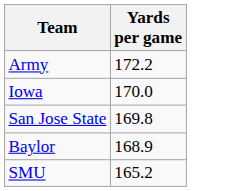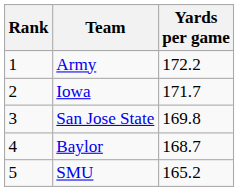+ column: (28, 27)
(134, 91) 170.0 -> (181, 91) 171.7
(134, 145) 168.9 -> (181, 145) 168.7
